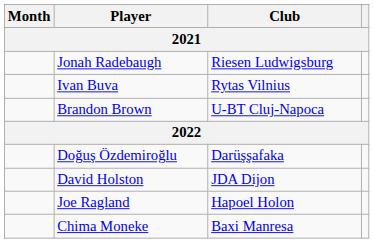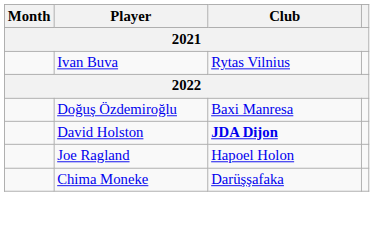- row: (109, 62)
- row: (104, 109)
(248, 156) Darüşşafaka -> (252, 109) Baxi Manresa
(243, 179) normal -> (244, 132) bold
(252, 226) Baxi Manresa -> (248, 179) Darüşşafaka
